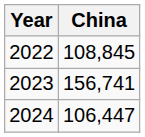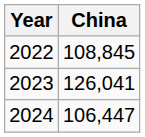(99, 83) 156,741 -> (99, 83) 126,041
